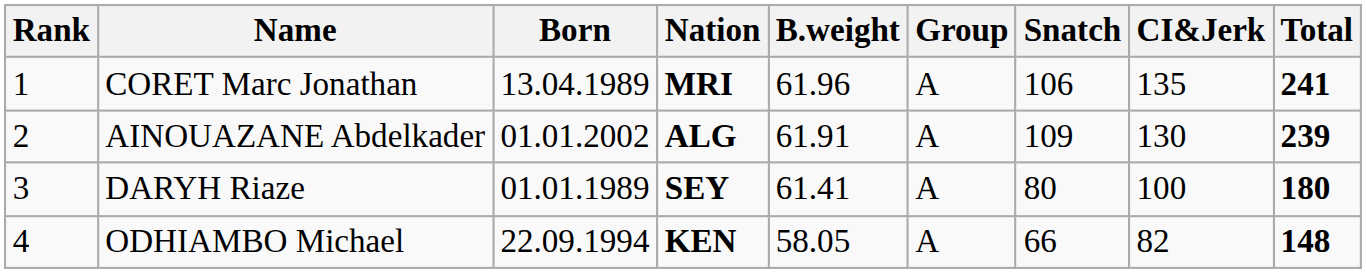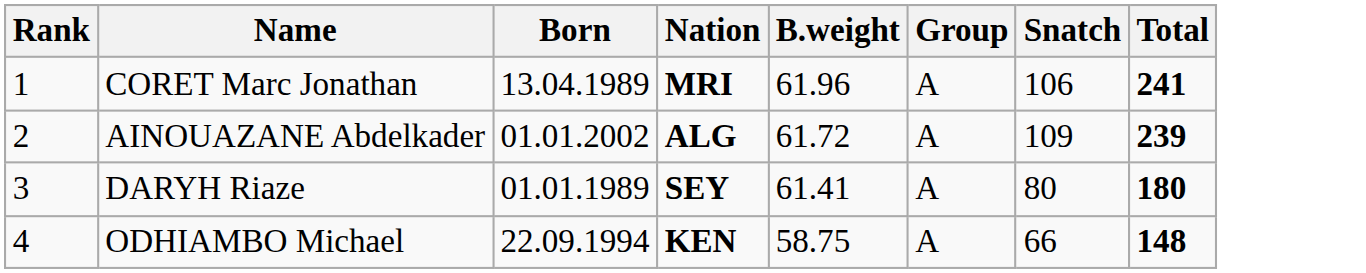- column: (1201, 30)
(813, 135) 61.91 -> (813, 135) 61.72
(813, 240) 58.05 -> (813, 240) 58.75
